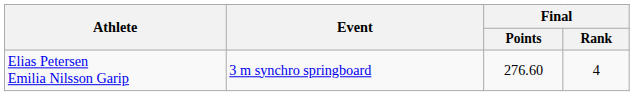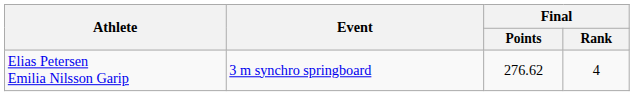(524, 70) 276.60 -> (524, 70) 276.62
